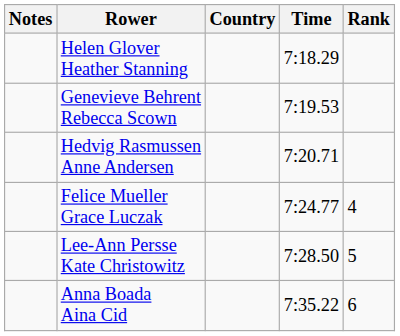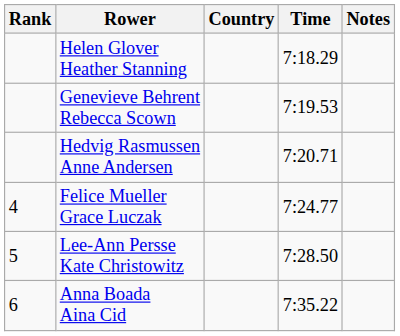columns swapped: (369, 18) <-> (31, 18)
